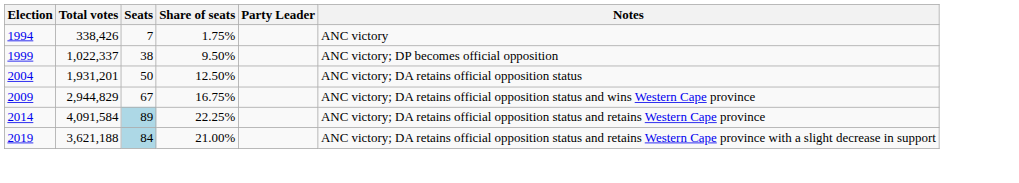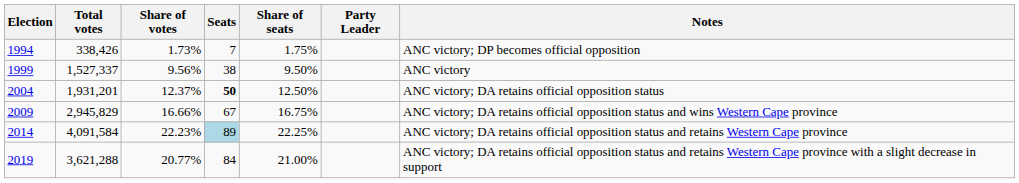+ column: (163, 22)
(355, 35) ANC victory -> (522, 49) ANC victory; DP becomes official opposition
(92, 55) 1,022,337 -> (92, 70) 1,527,337
(440, 55) ANC victory; DP becomes official opposition -> (437, 70) ANC victory
(147, 76) normal -> (230, 91) bold
(92, 96) 2,944,829 -> (92, 111) 2,945,829
(92, 138) 3,621,188 -> (92, 159) 3,621,288
(147, 138) lightblue background -> (230, 159) no background
